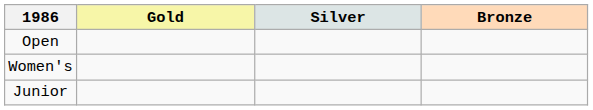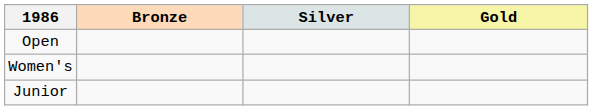columns swapped: (166, 17) <-> (505, 17)
